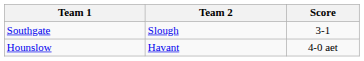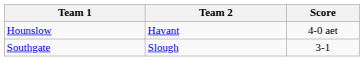rows swapped: (29, 30) <-> (29, 47)
